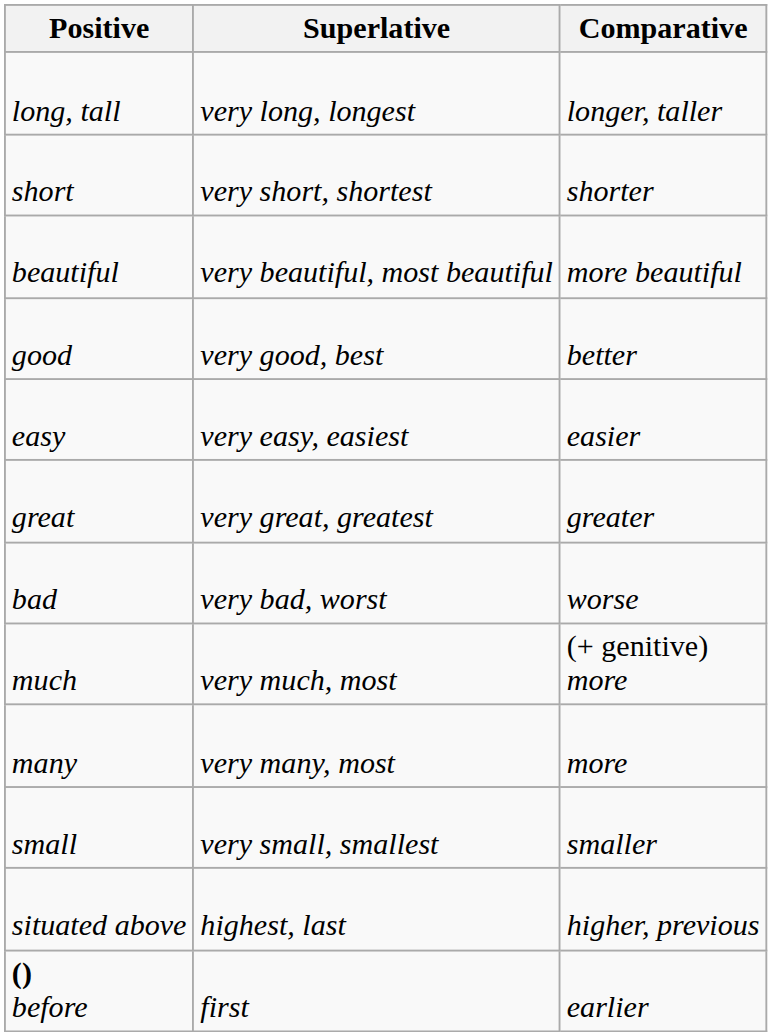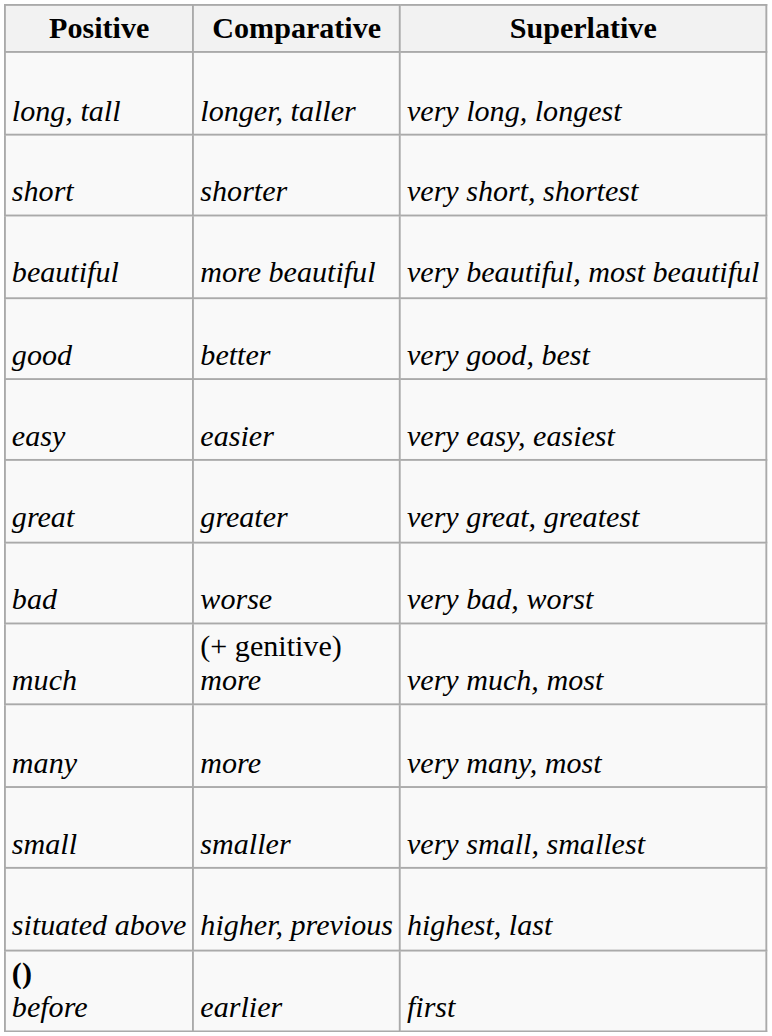columns swapped: (663, 28) <-> (377, 28)
